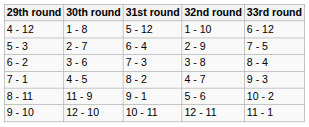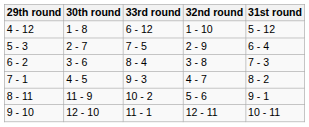columns swapped: (153, 12) <-> (274, 12)
